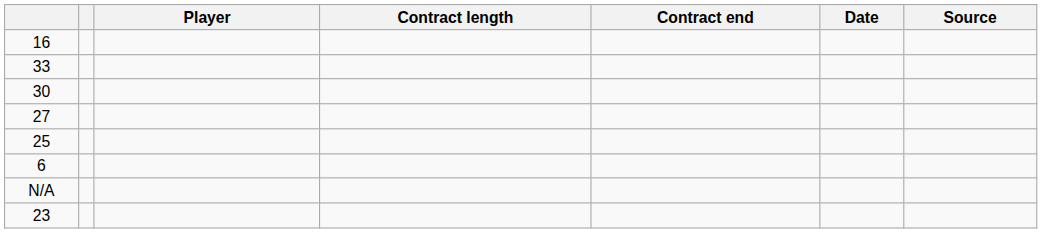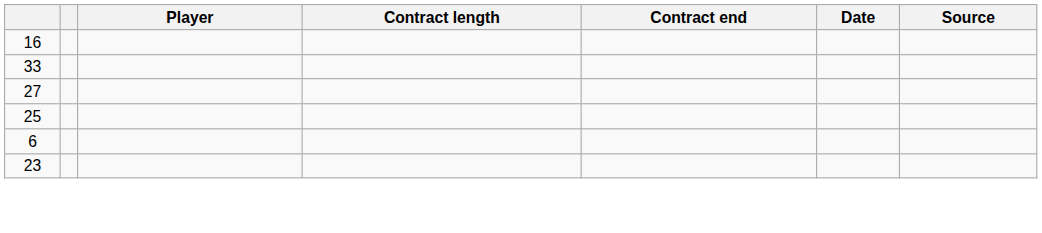- row: (41, 92)
- row: (41, 191)
